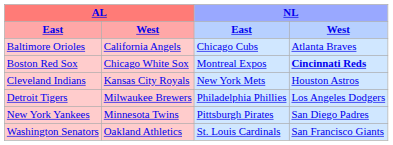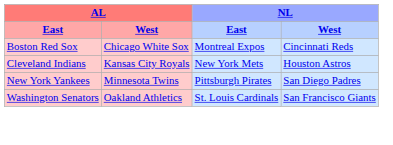- row: (46, 47)
(329, 64) bold -> (318, 47) normal
- row: (37, 98)
